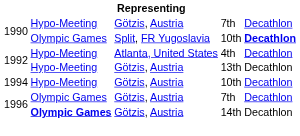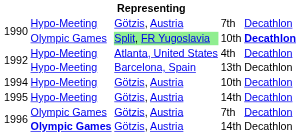(162, 38) no background -> (162, 38) lightgreen background
(149, 68) Götzis, Austria -> (155, 68) Barcelona, Spain
+ row: (16, 97)
